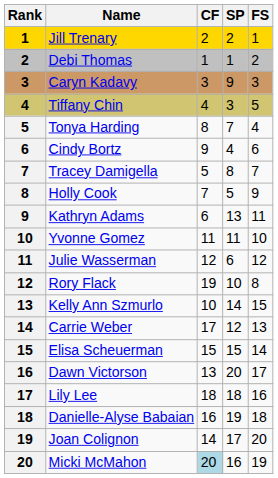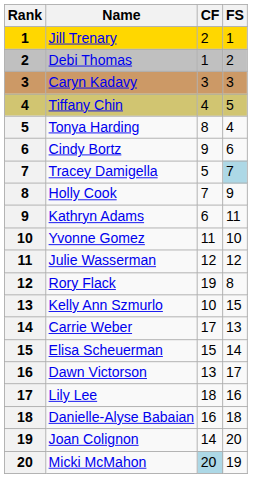- column: (235, 15)
(255, 171) no background -> (230, 171) lightblue background
